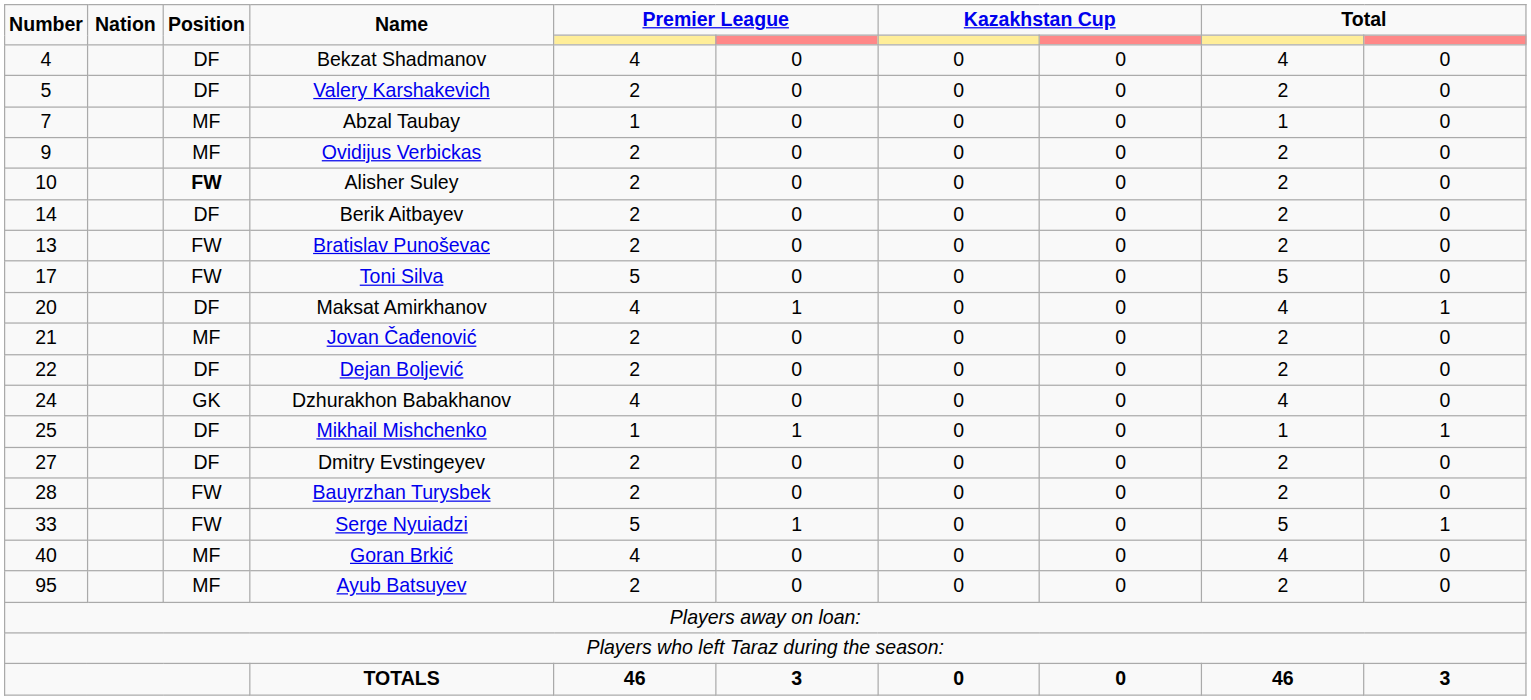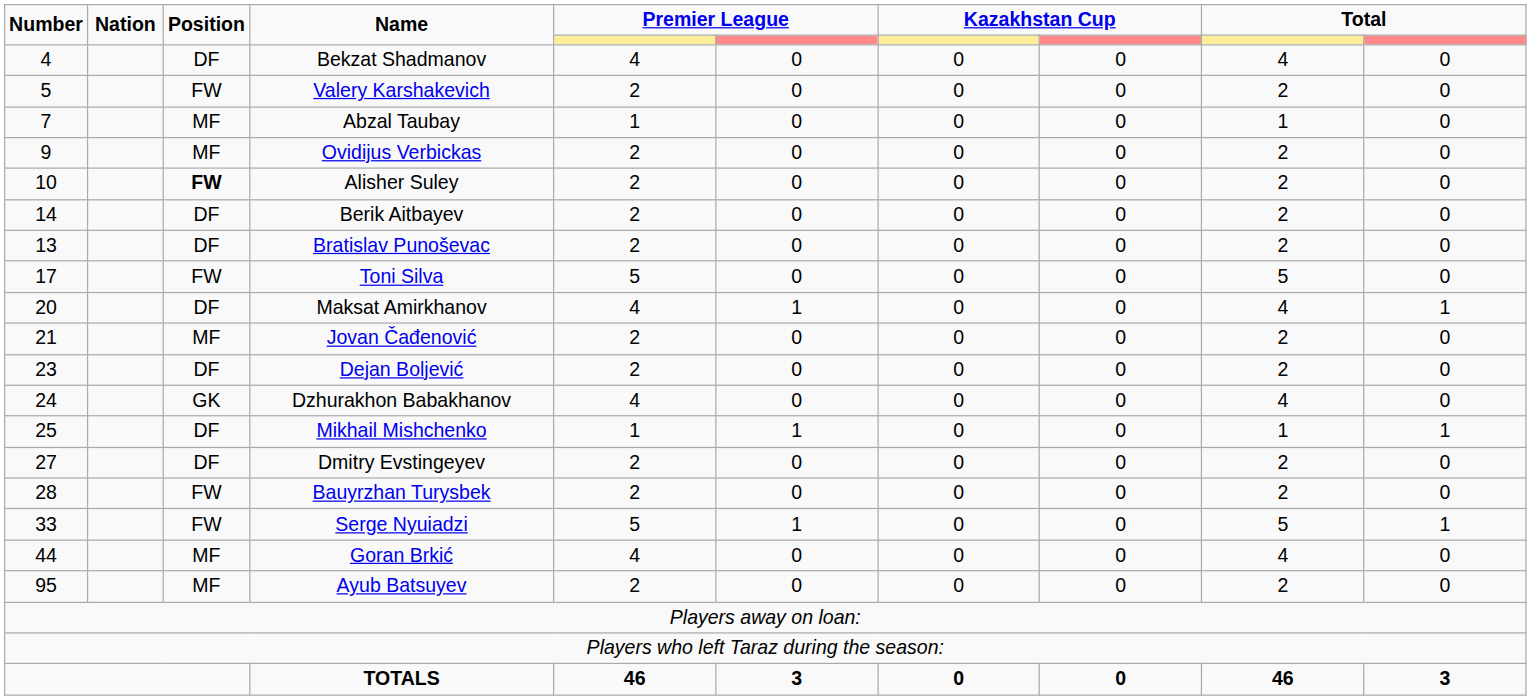(206, 90) DF -> (206, 90) FW
(206, 245) FW -> (206, 245) DF
(46, 369) 22 -> (46, 369) 23
(46, 555) 40 -> (46, 555) 44
